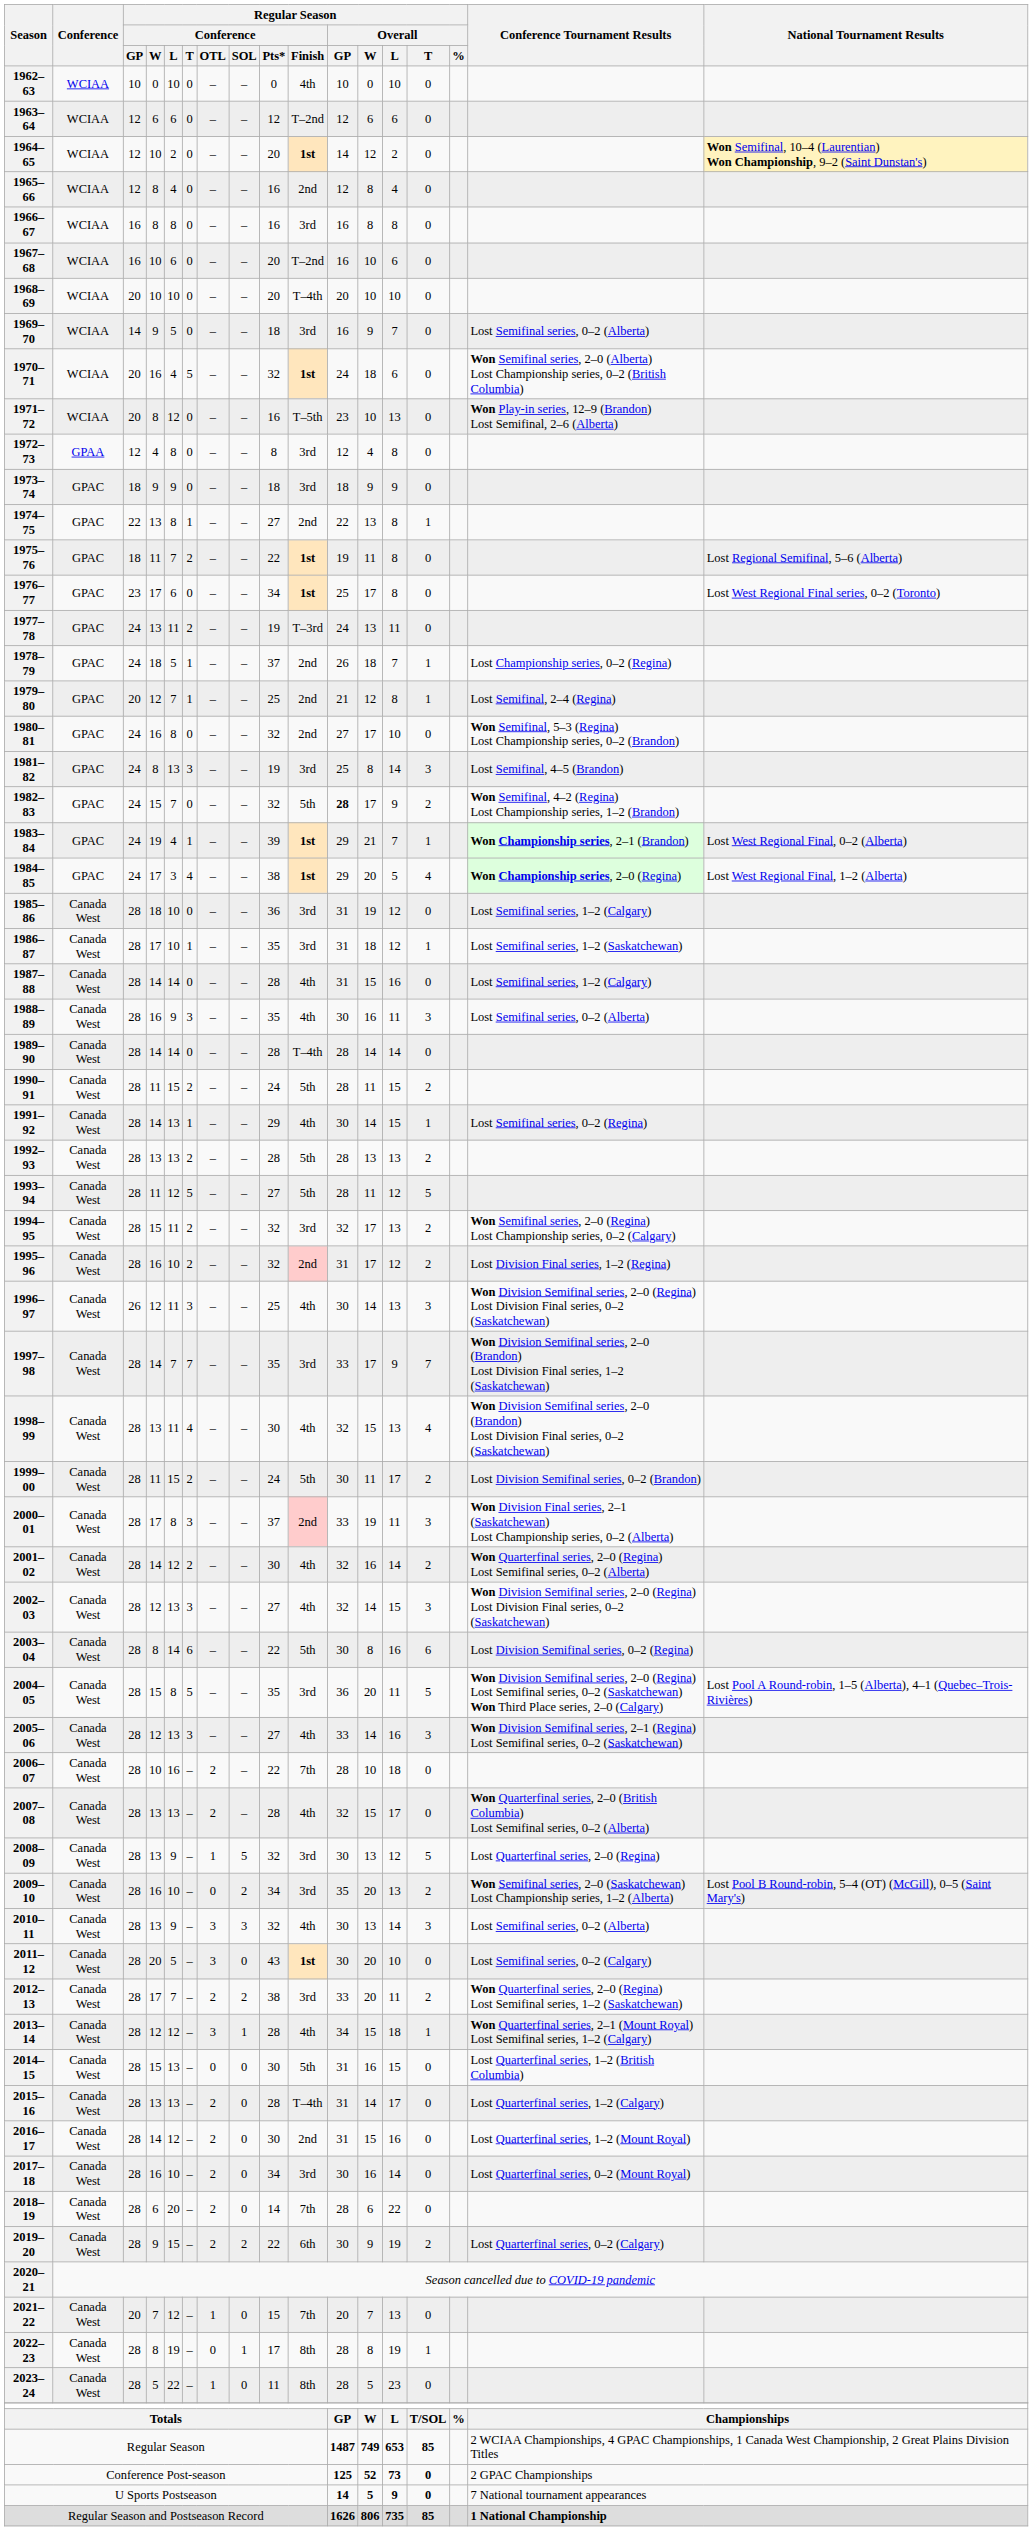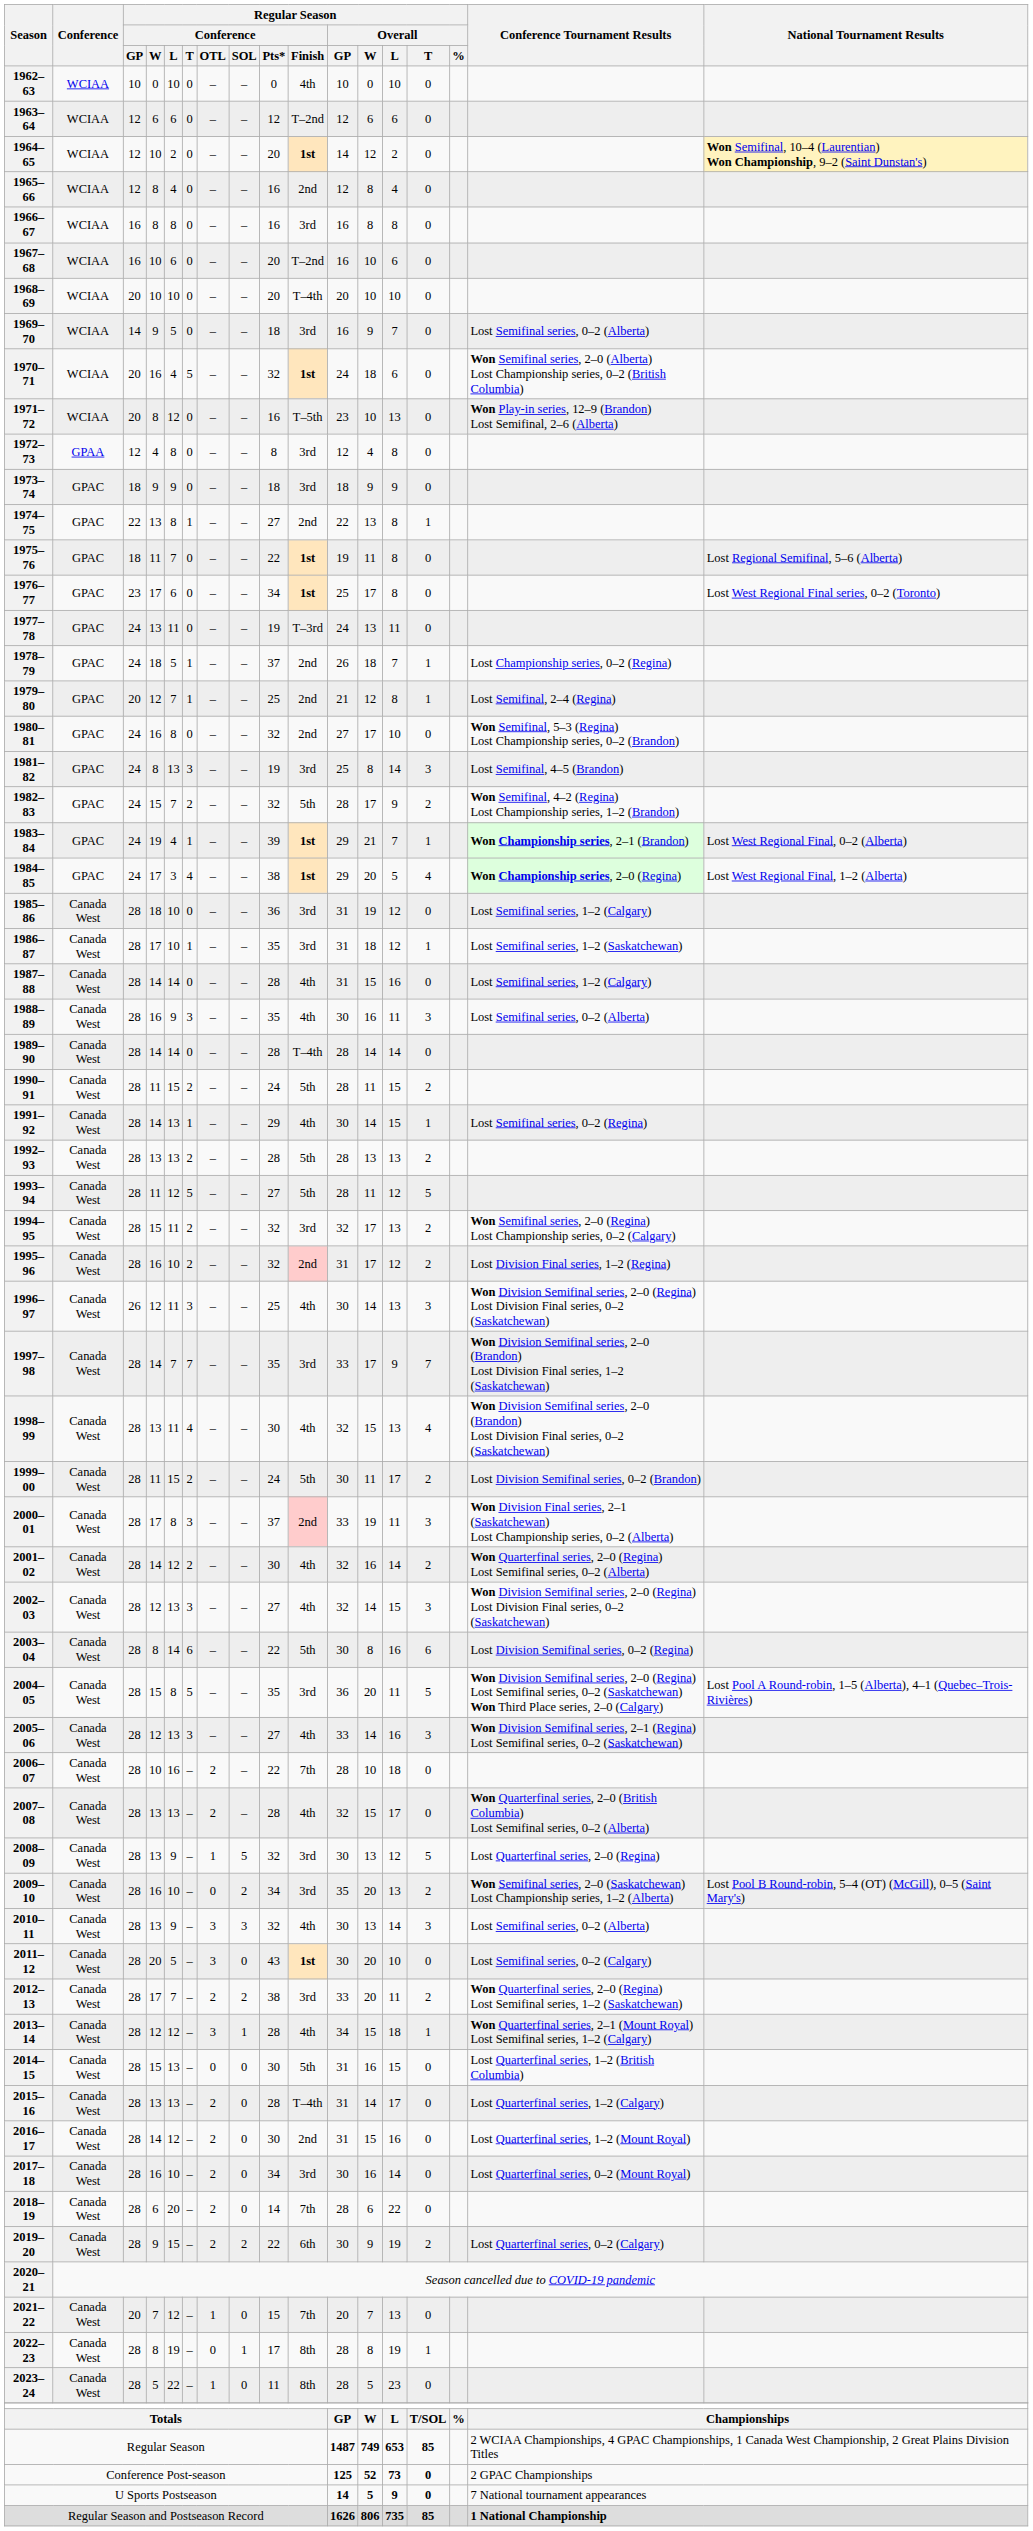(190, 557) 2 -> (190, 557) 0
(190, 628) 2 -> (190, 628) 0
(190, 804) 0 -> (190, 804) 2
(343, 804) bold -> (343, 804) normal
